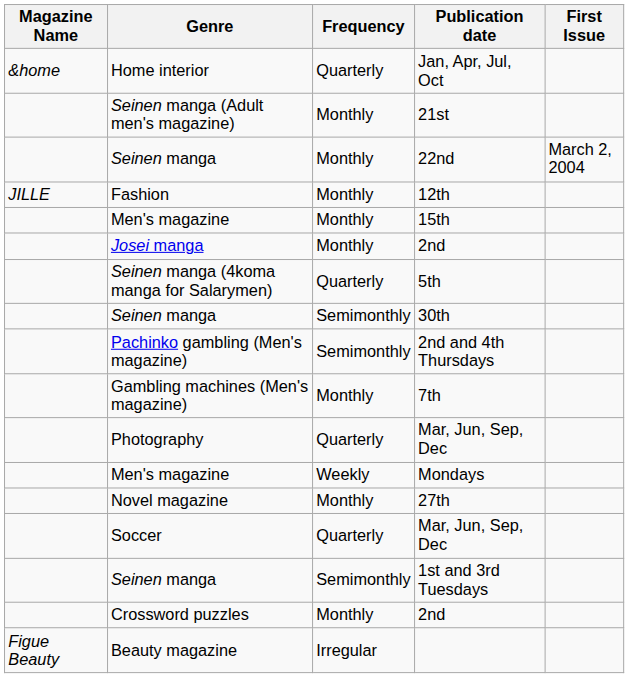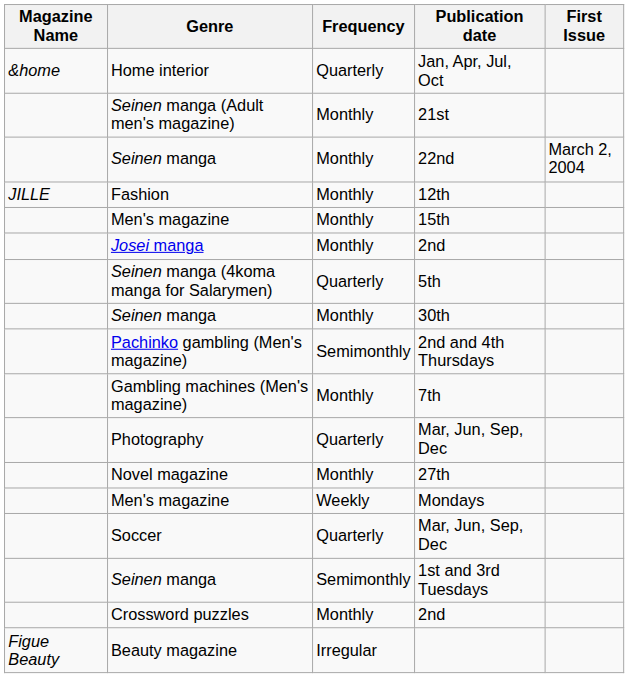(363, 316) Semimonthly -> (345, 316) Monthly
rows swapped: (169, 500) <-> (170, 474)
